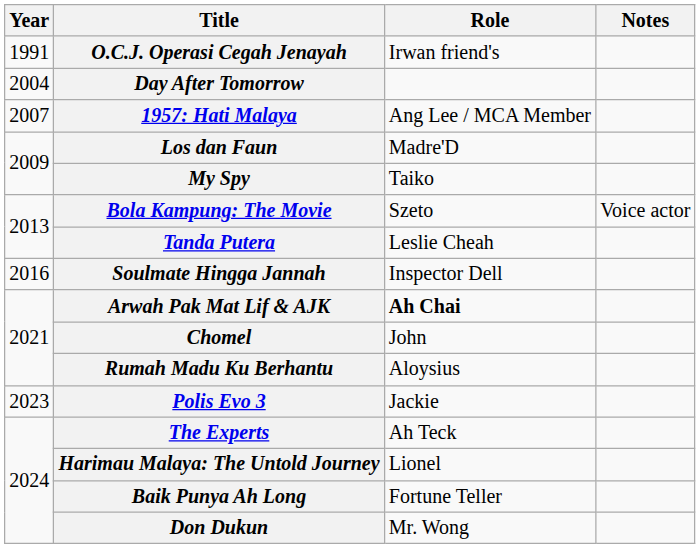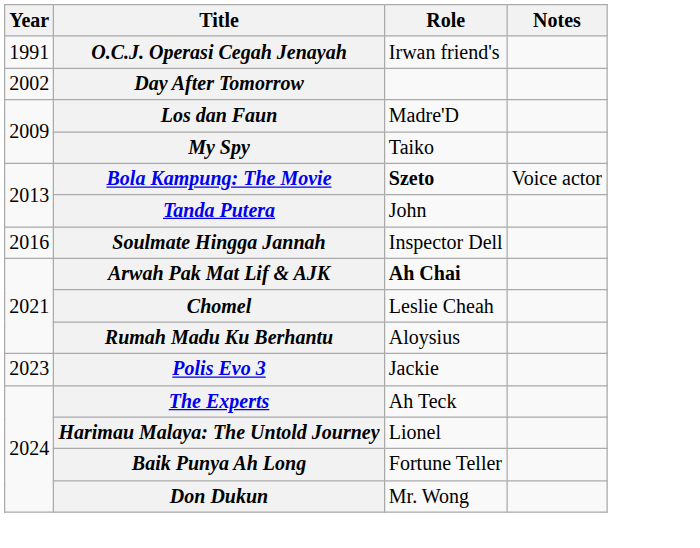(29, 83) 2004 -> (29, 83) 2002
- row: (219, 115)
(411, 210) normal -> (412, 178) bold
(441, 242) Leslie Cheah -> (408, 210) John
(408, 337) John -> (441, 305) Leslie Cheah
